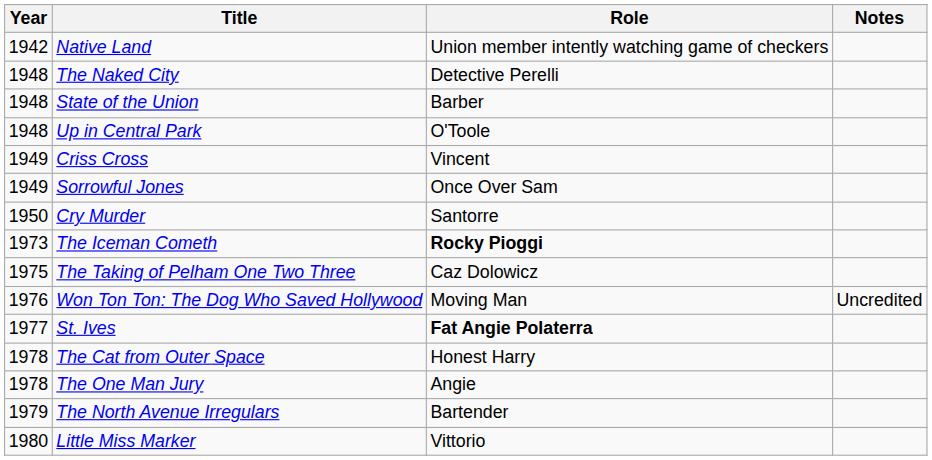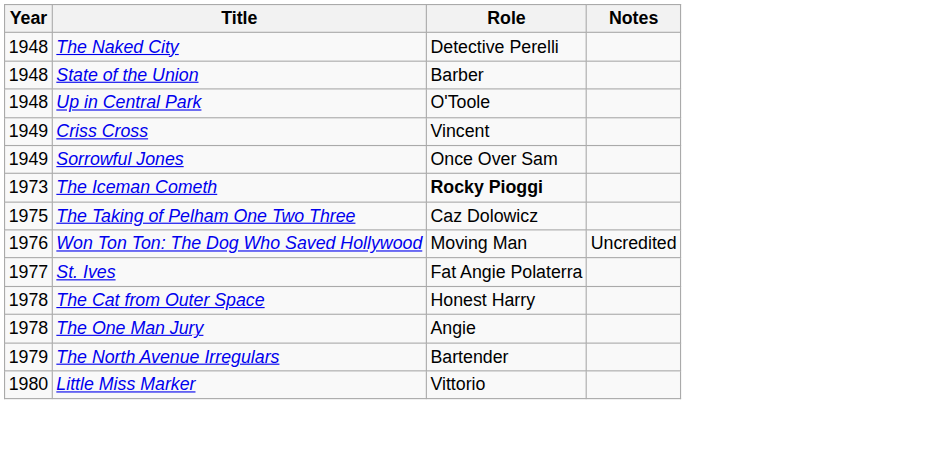- row: (104, 46)
- row: (101, 215)
(512, 328) bold -> (506, 272) normal
